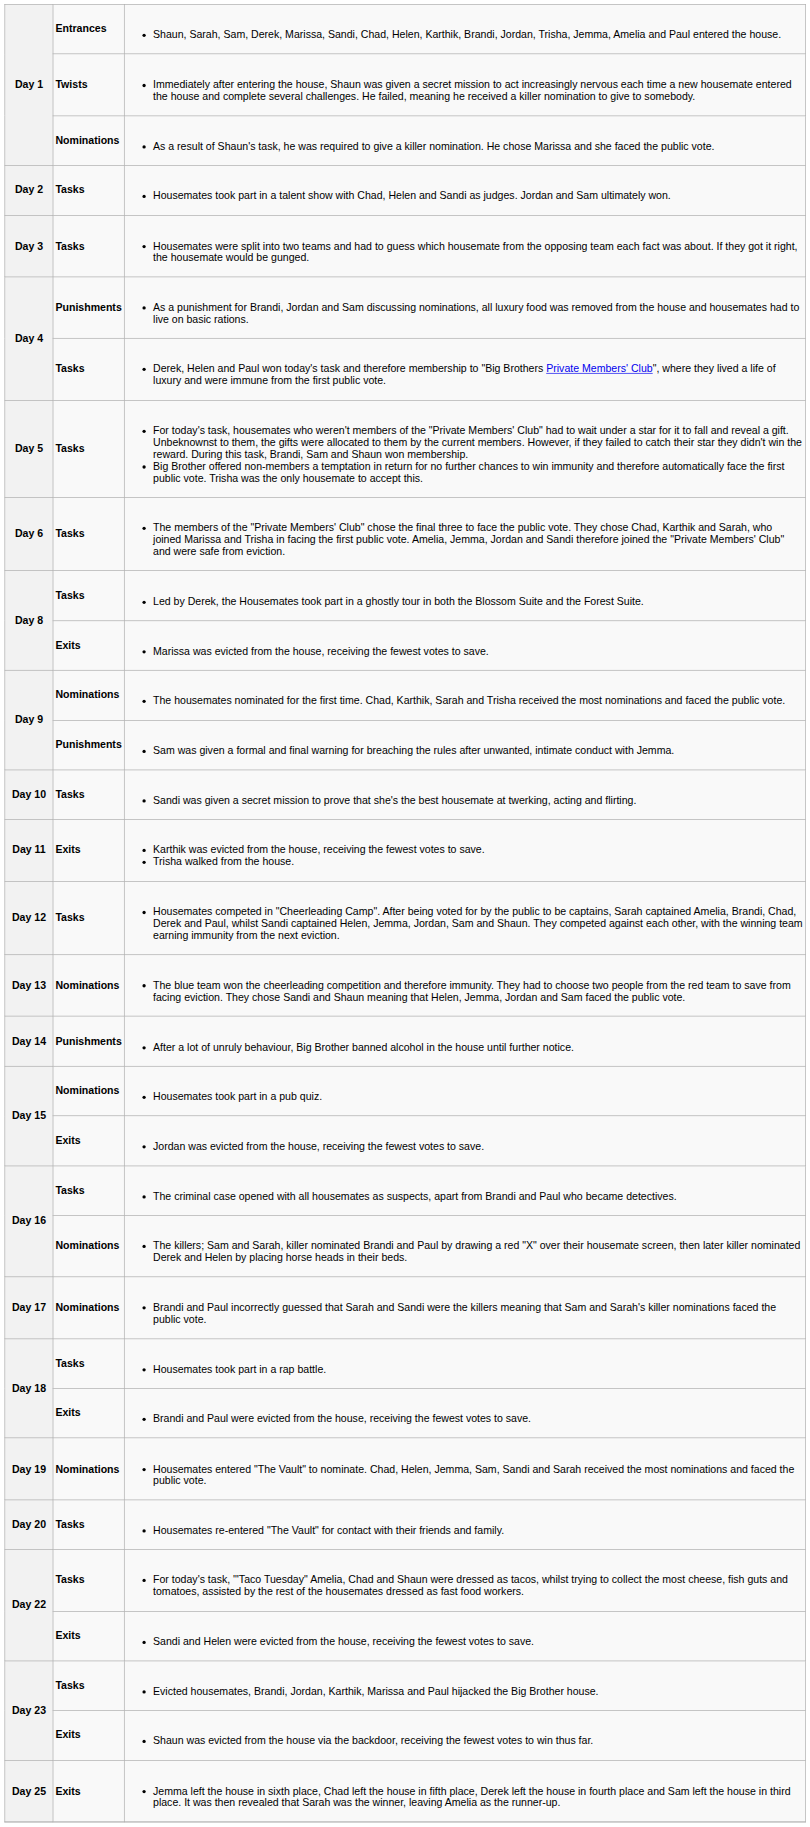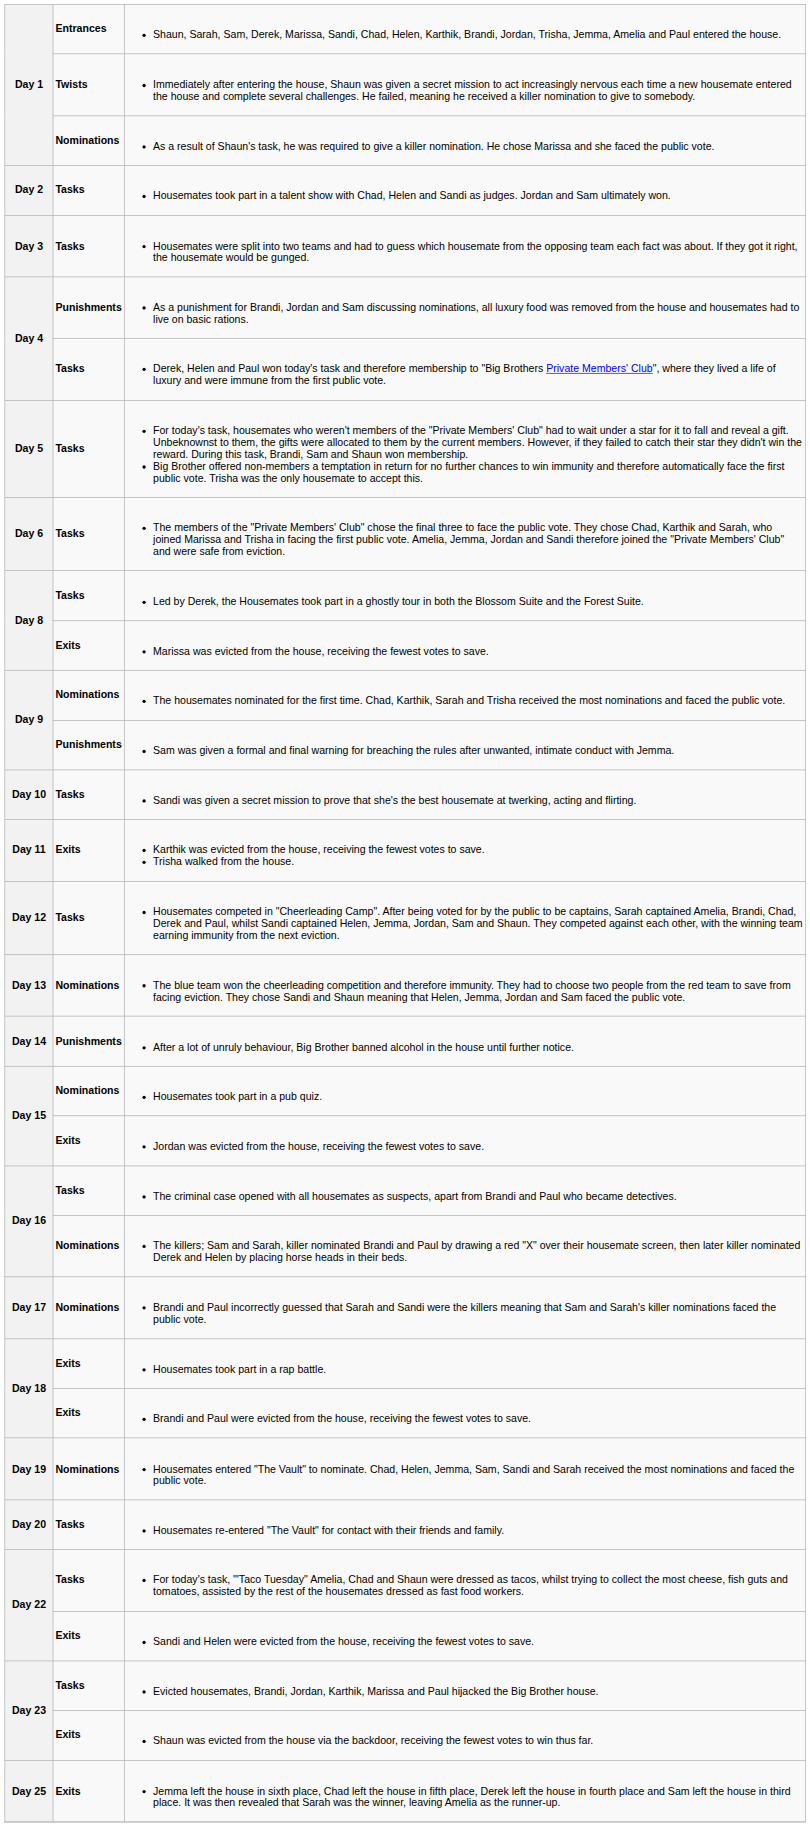(70, 1363) Tasks -> (68, 1363) Exits
